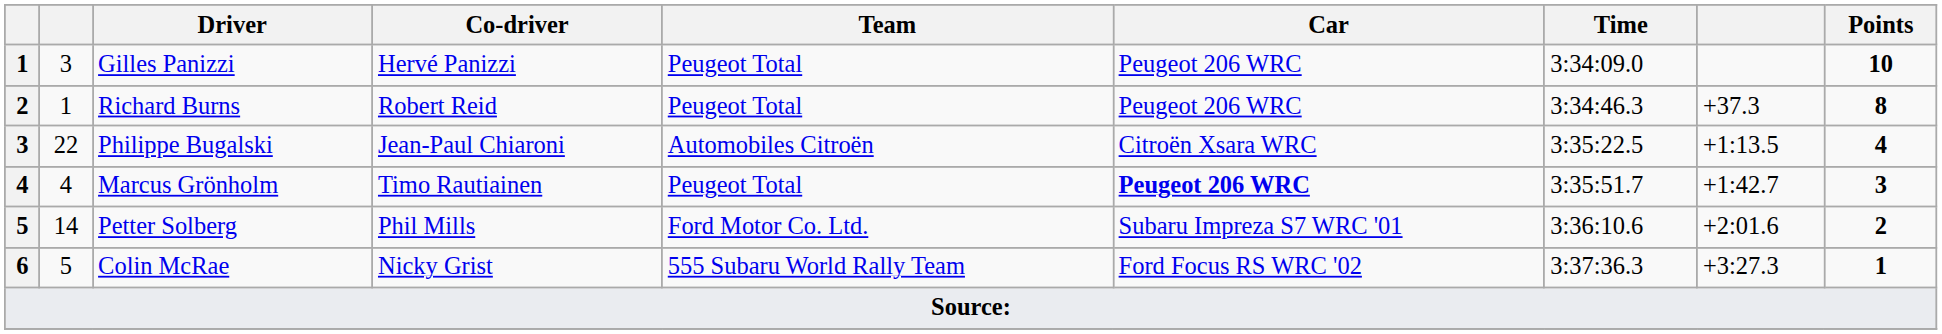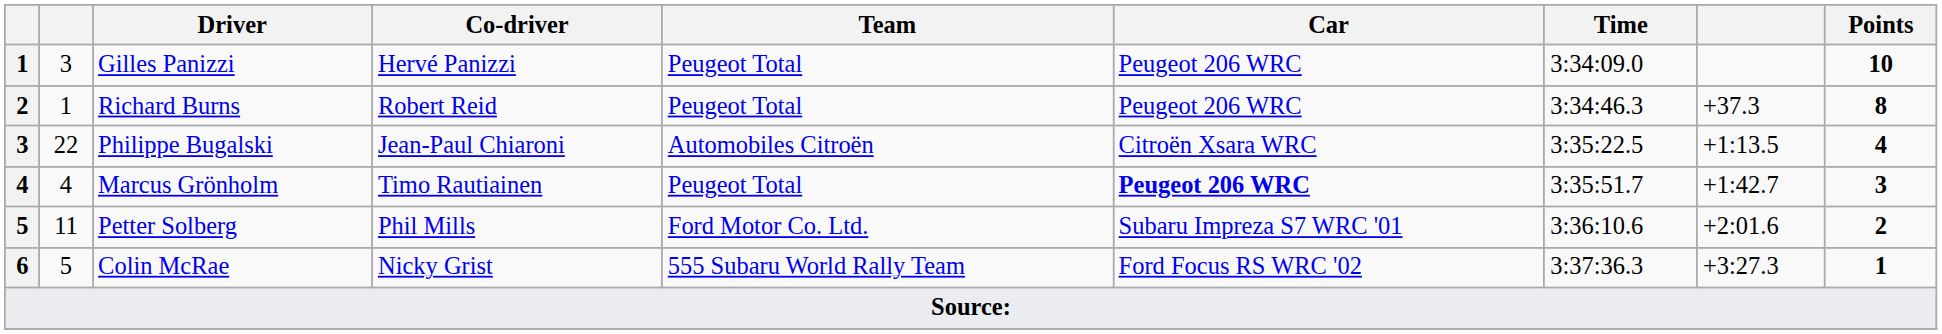(66, 226) 14 -> (66, 226) 11
